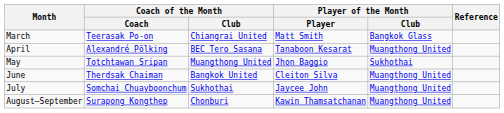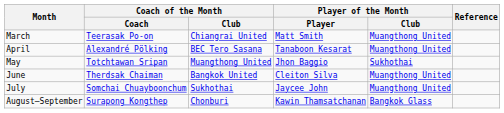(401, 37) Bangkok Glass -> (410, 37) Muangthong United
(410, 101) Muangthong United -> (401, 101) Bangkok Glass
